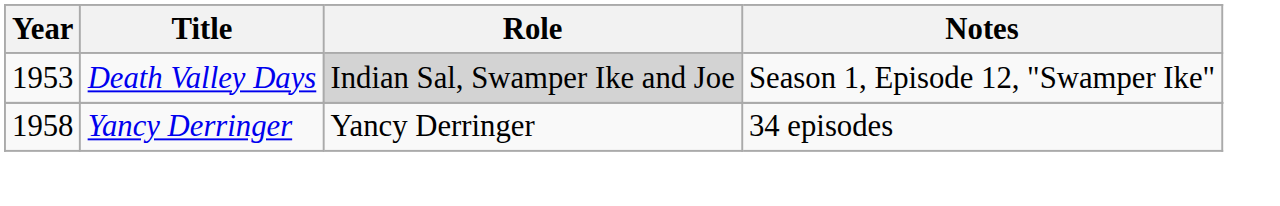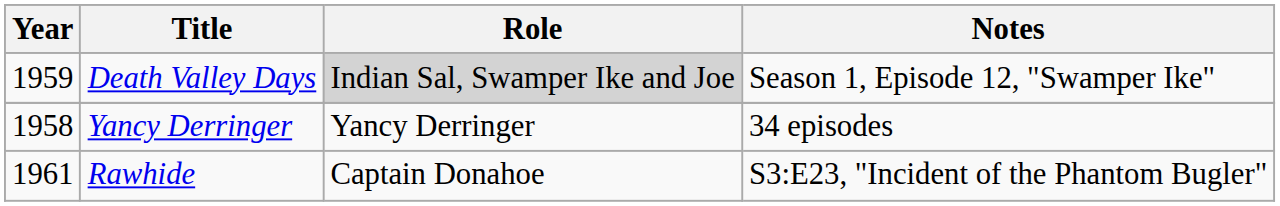(43, 77) 1953 -> (43, 77) 1959
+ row: (141, 175)
